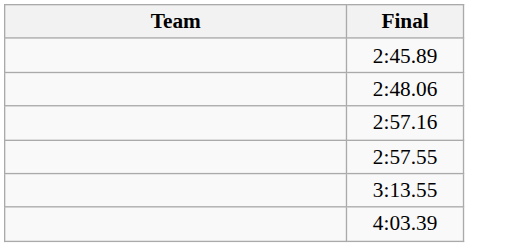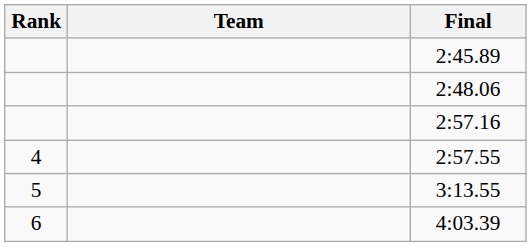+ column: (36, 21)
